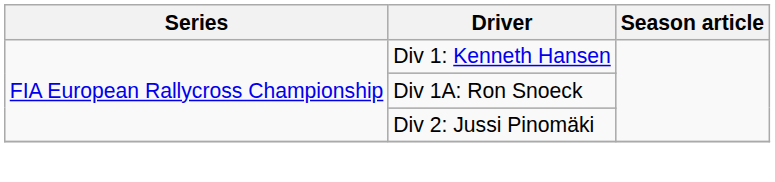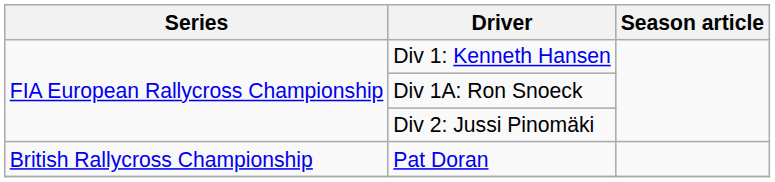+ row: (441, 159)
